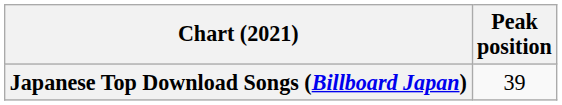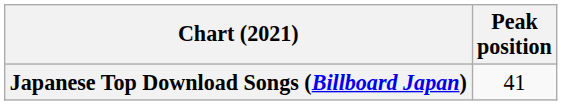(514, 81) 39 -> (514, 81) 41
